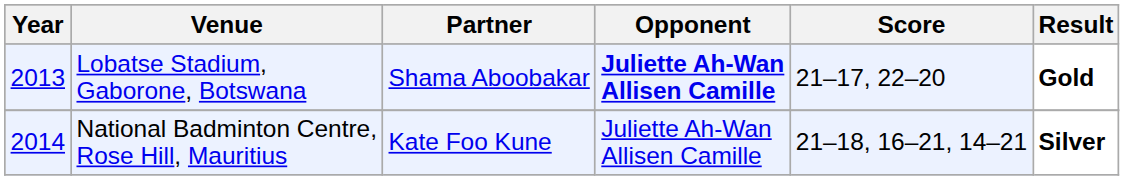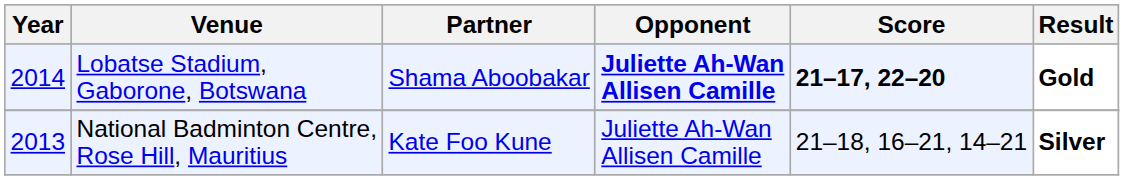(38, 77) 2013 -> (38, 77) 2014
(871, 77) normal -> (871, 77) bold
(38, 143) 2014 -> (38, 143) 2013
